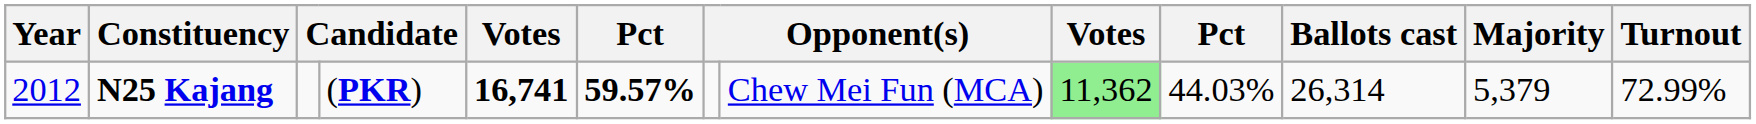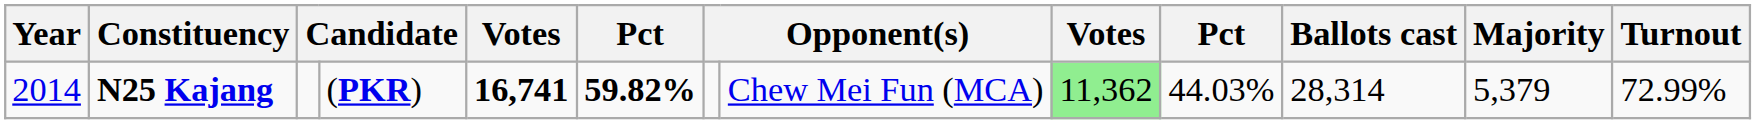(47, 89) 2012 -> (47, 89) 2014
(640, 89) 59.57% -> (640, 89) 59.82%
(1337, 89) 26,314 -> (1337, 89) 28,314
